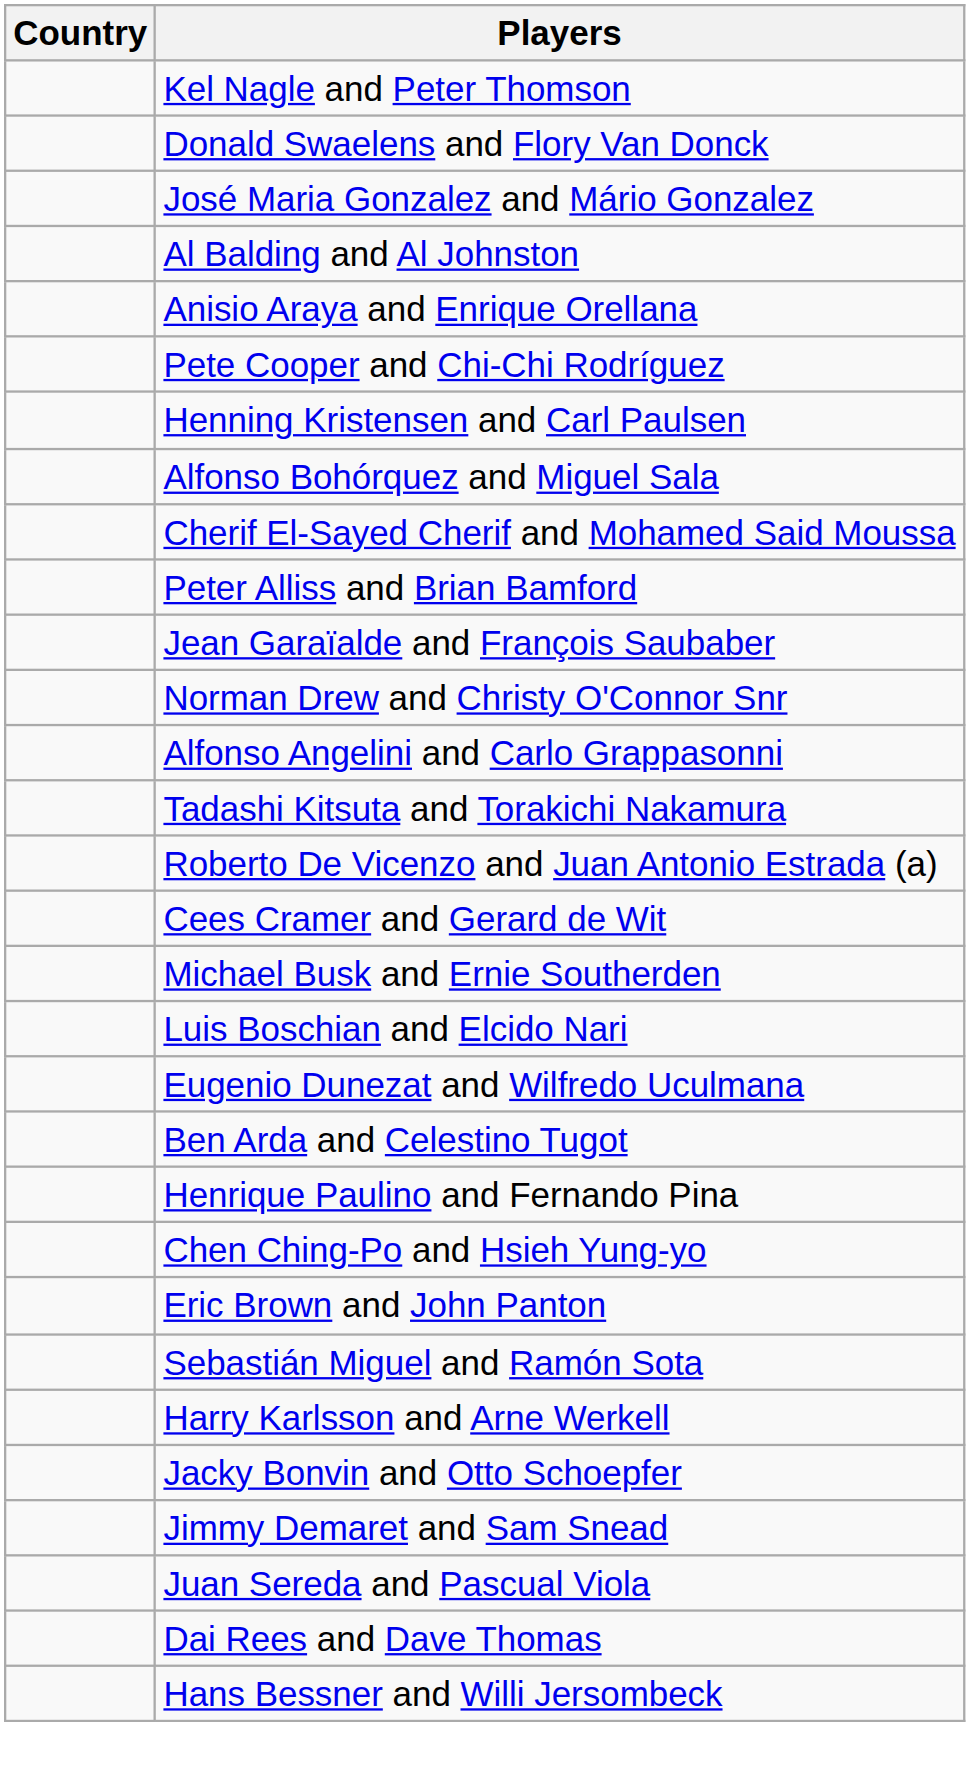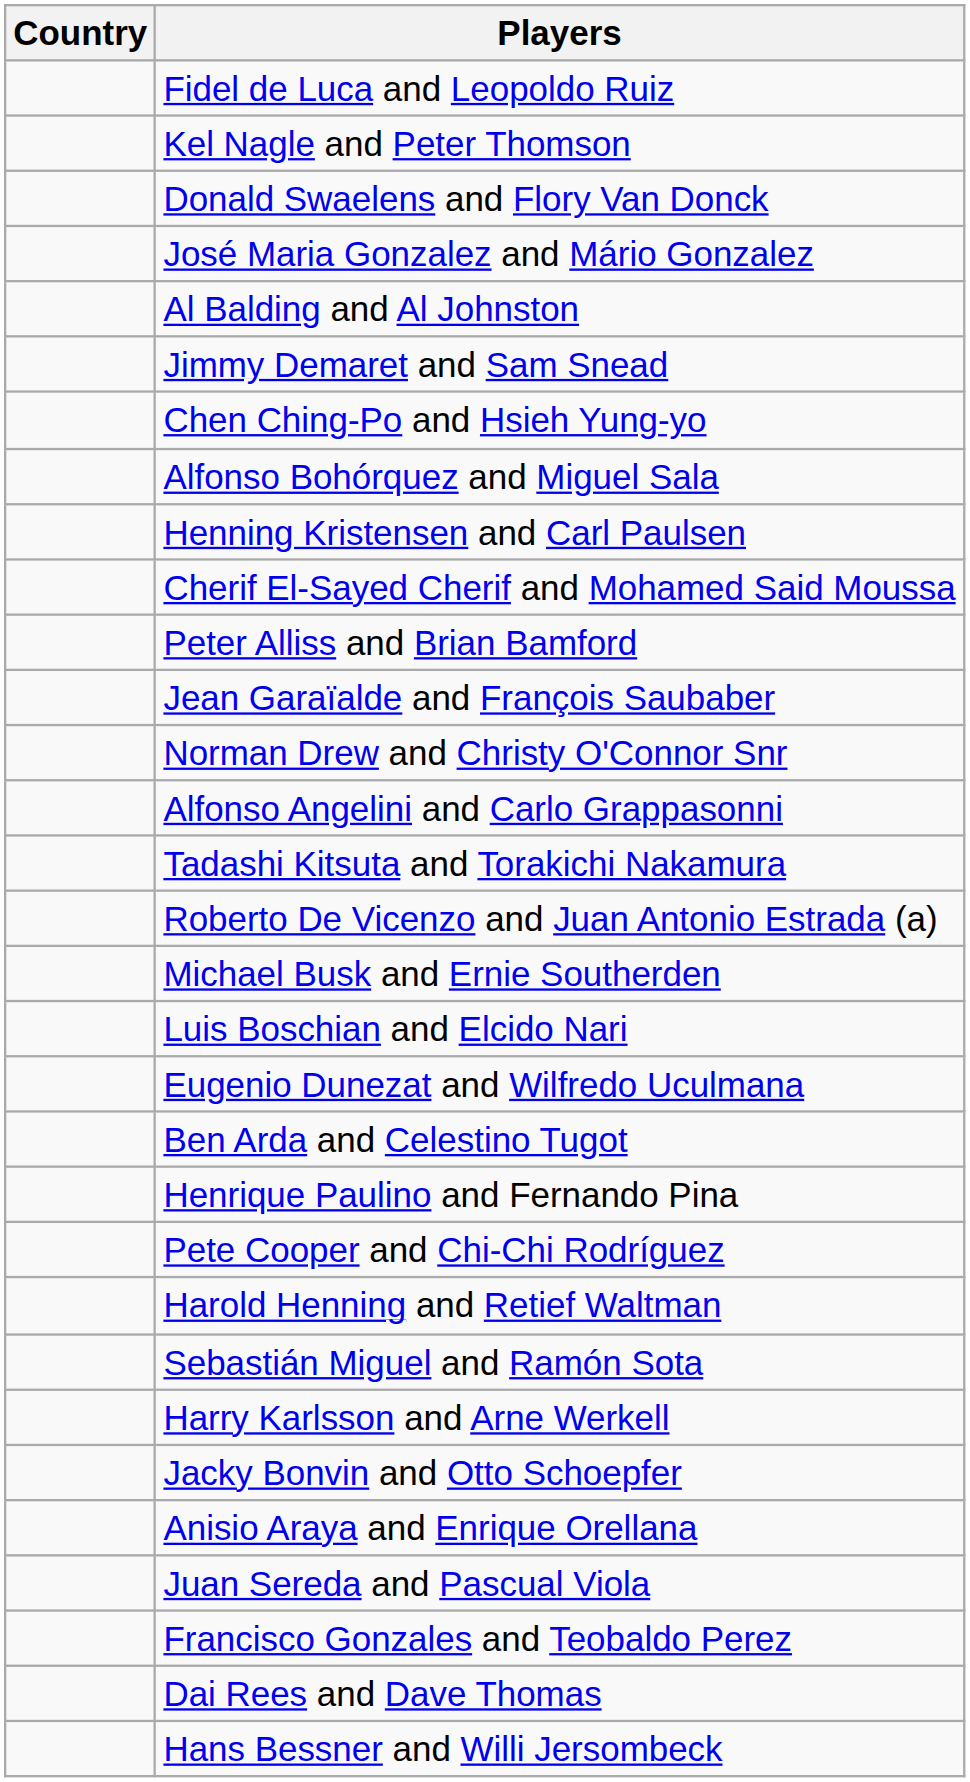+ row: (419, 88)
rows swapped: (430, 310) <-> (416, 1527)
rows swapped: (435, 1251) <-> (444, 365)
rows swapped: (441, 476) <-> (455, 420)
- row: (415, 919)
- row: (385, 1306)
+ row: (442, 1306)
+ row: (478, 1638)
